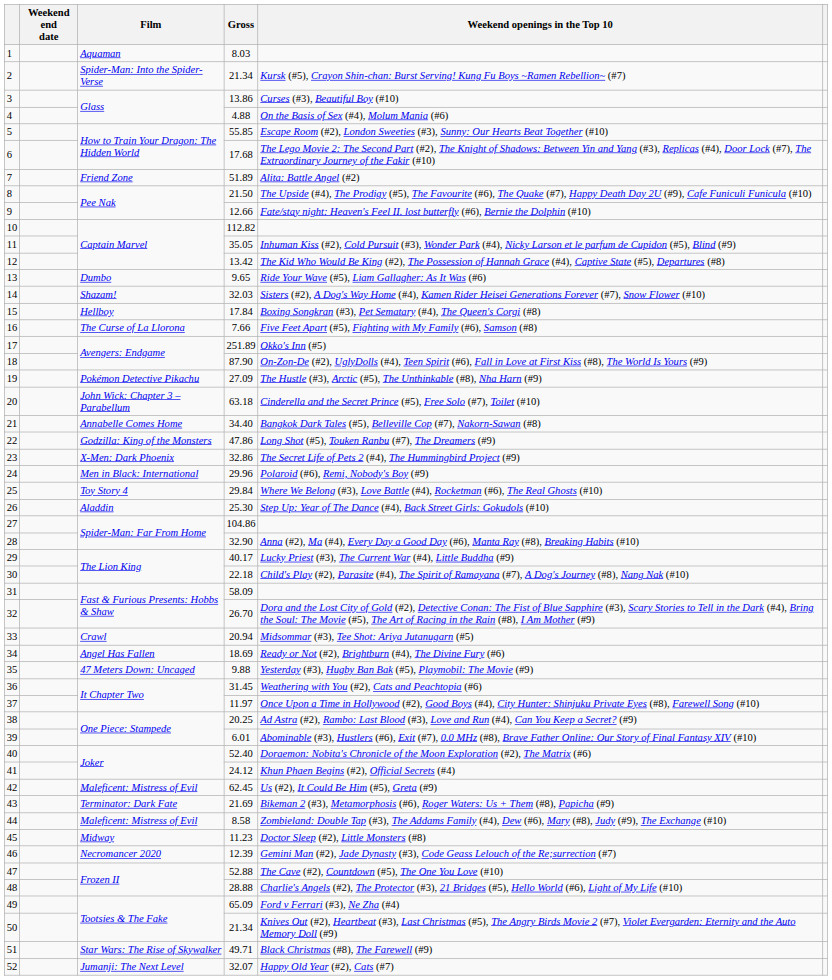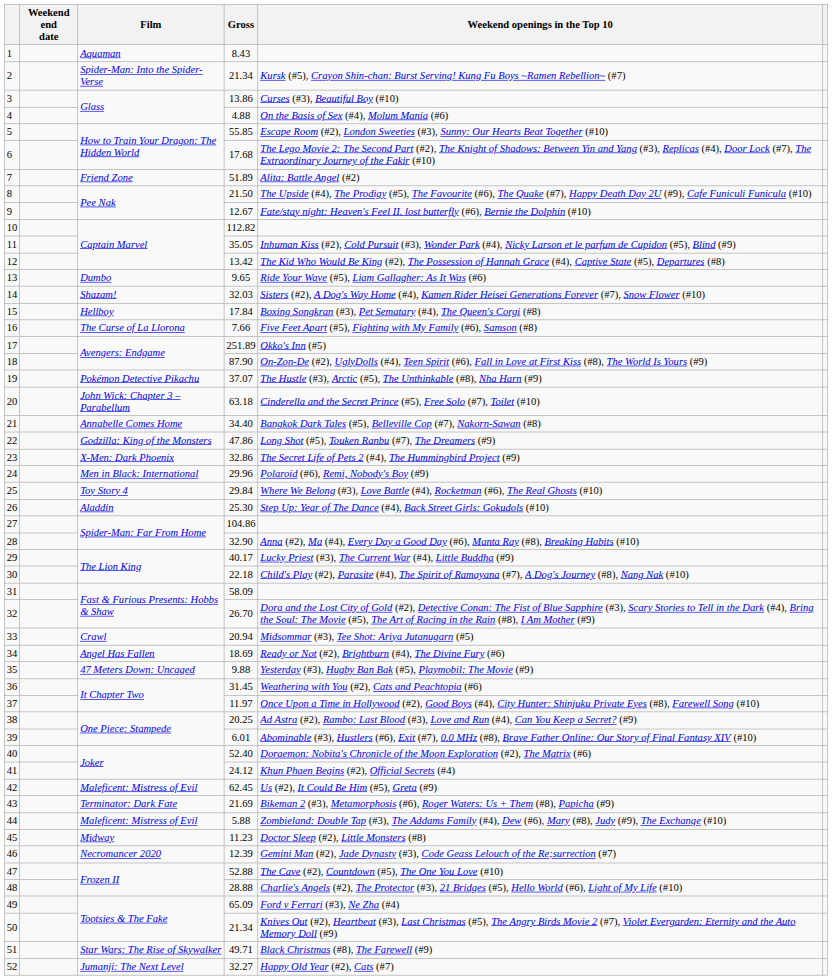(241, 53) 8.03 -> (241, 53) 8.43
(241, 211) 12.66 -> (241, 211) 12.67
(241, 378) 27.09 -> (241, 378) 37.07
(241, 821) 8.58 -> (241, 821) 5.88
(241, 966) 32.07 -> (241, 966) 32.27
